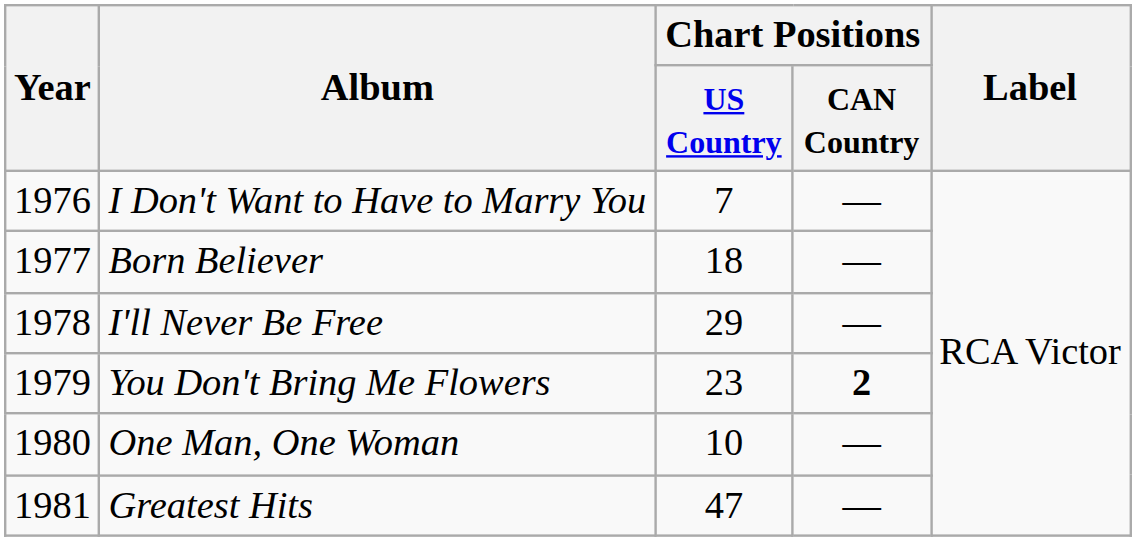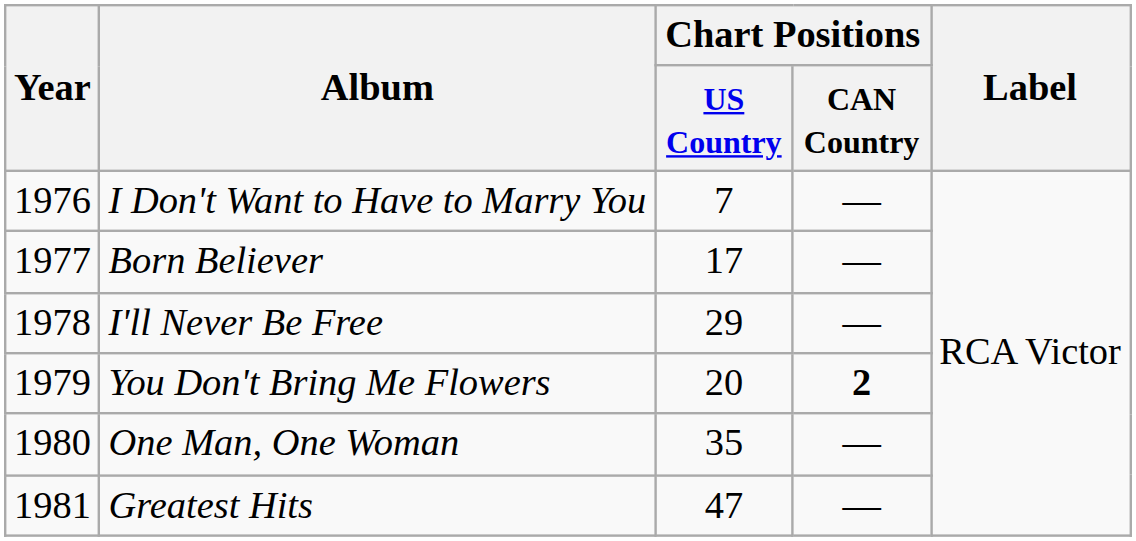(724, 260) 18 -> (724, 260) 17
(724, 382) 23 -> (724, 382) 20
(724, 443) 10 -> (724, 443) 35
